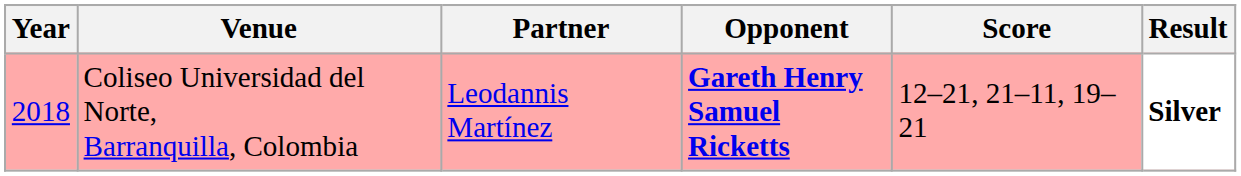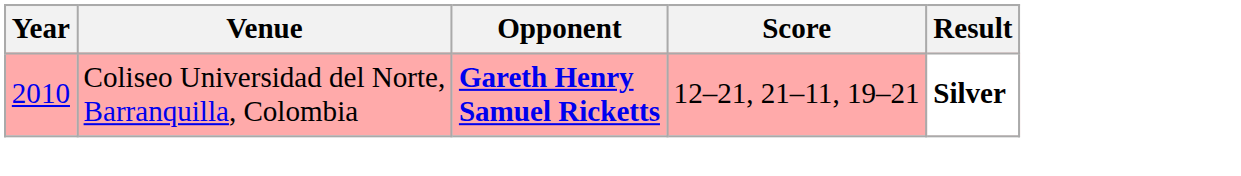- column: (561, 28)
(41, 111) 2018 -> (41, 94) 2010
